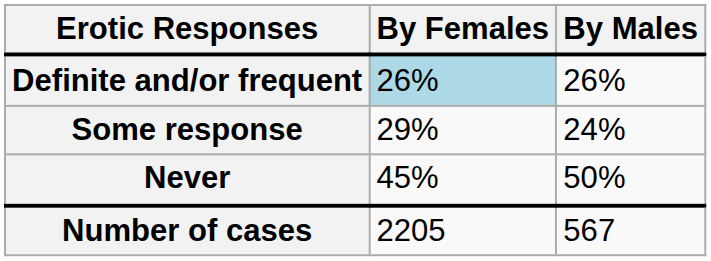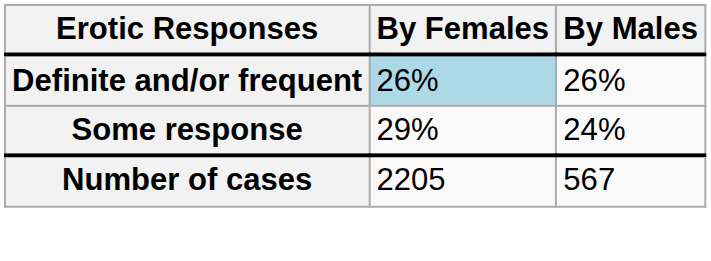- row: (187, 178)
